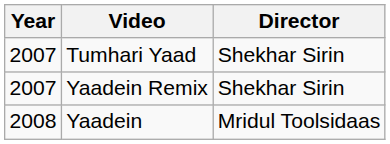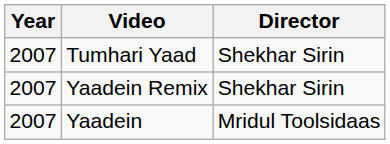(33, 121) 2008 -> (33, 121) 2007
